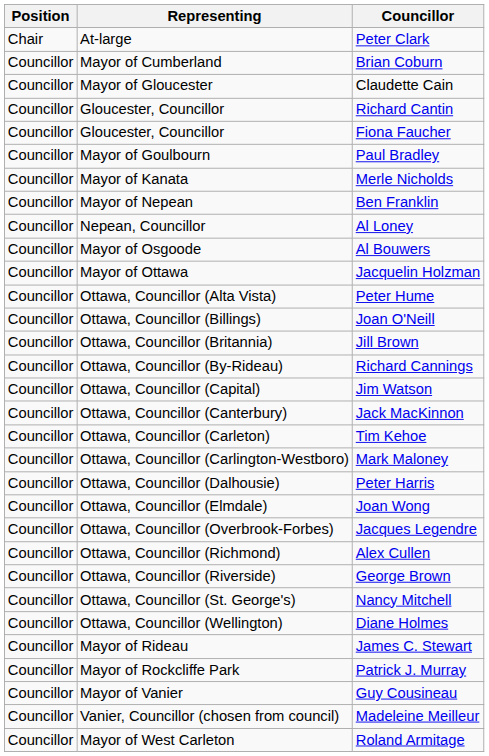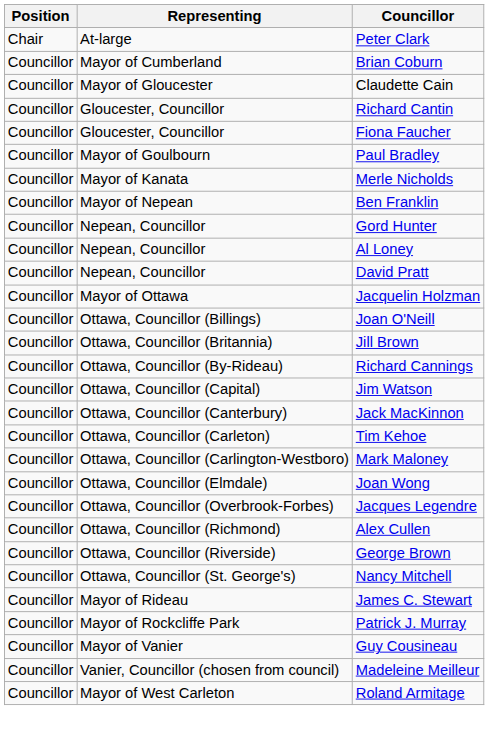+ row: (396, 226)
+ row: (392, 272)
- row: (393, 249)
- row: (395, 296)
- row: (395, 483)
- row: (402, 623)
